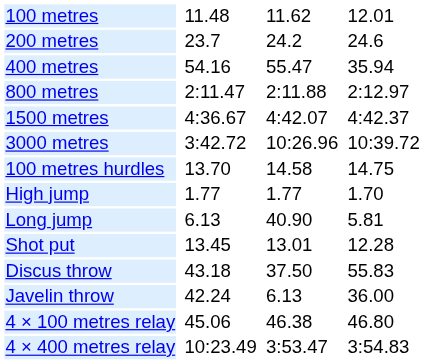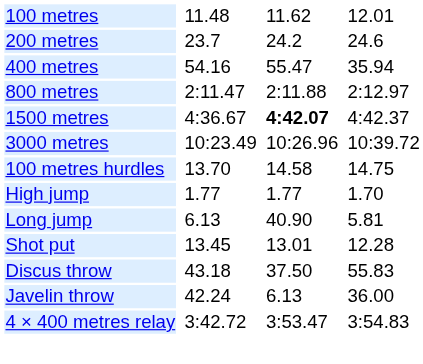(297, 117) normal -> (297, 117) bold
(215, 143) 3:42.72 -> (221, 143) 10:23.49
- row: (90, 322)
(221, 347) 10:23.49 -> (215, 322) 3:42.72
